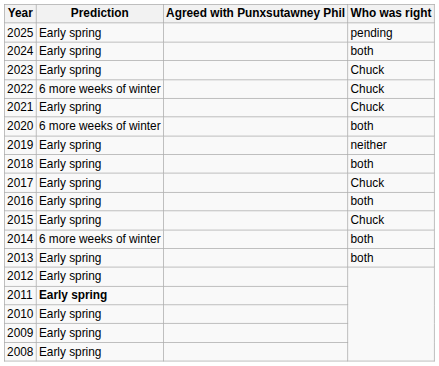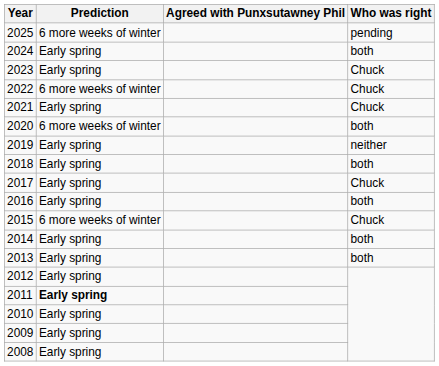(70, 32) Early spring -> (100, 32) 6 more weeks of winter
(70, 220) Early spring -> (100, 220) 6 more weeks of winter
(100, 239) 6 more weeks of winter -> (70, 239) Early spring
